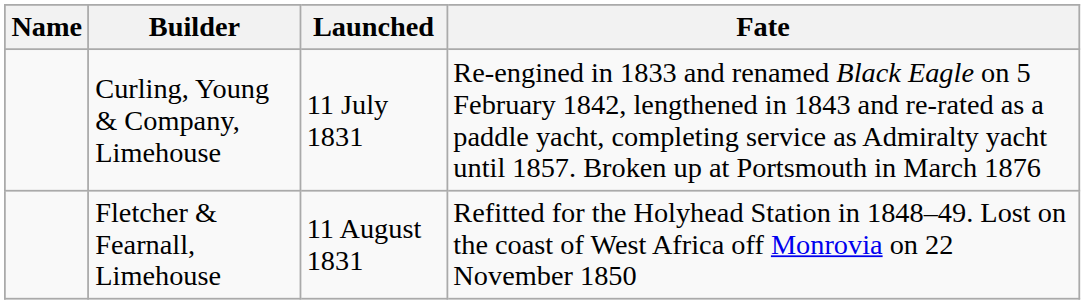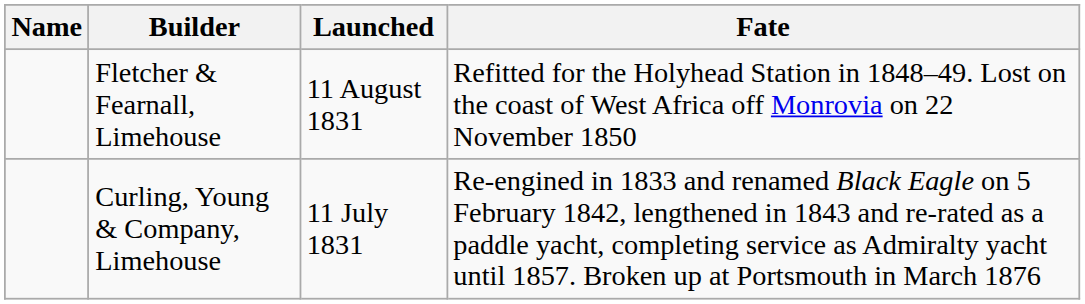rows swapped: (182, 119) <-> (158, 244)
